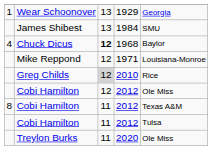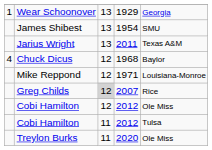(127, 28) 1984 -> (127, 28) 1954
+ row: (9, 44)
(106, 43) bold -> (106, 59) normal
(127, 75) 2010 -> (127, 91) 2007
- row: (9, 106)
